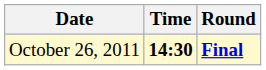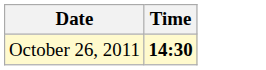- column: (229, 19)
